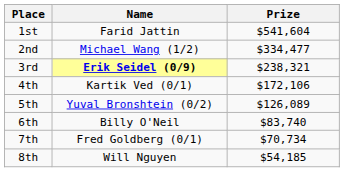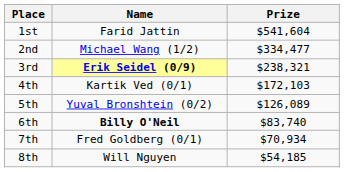(283, 85) $172,106 -> (283, 85) $172,103
(140, 121) normal -> (140, 121) bold
(283, 139) $70,734 -> (283, 139) $70,934
